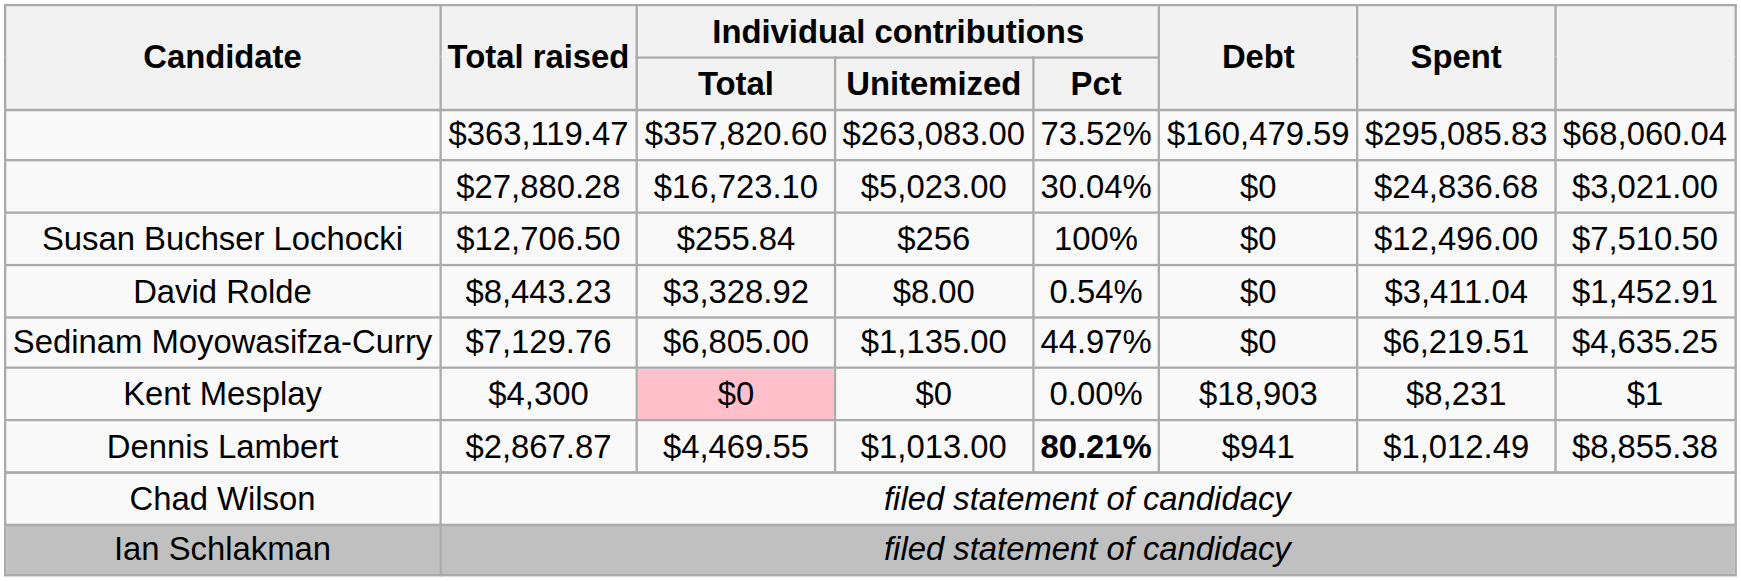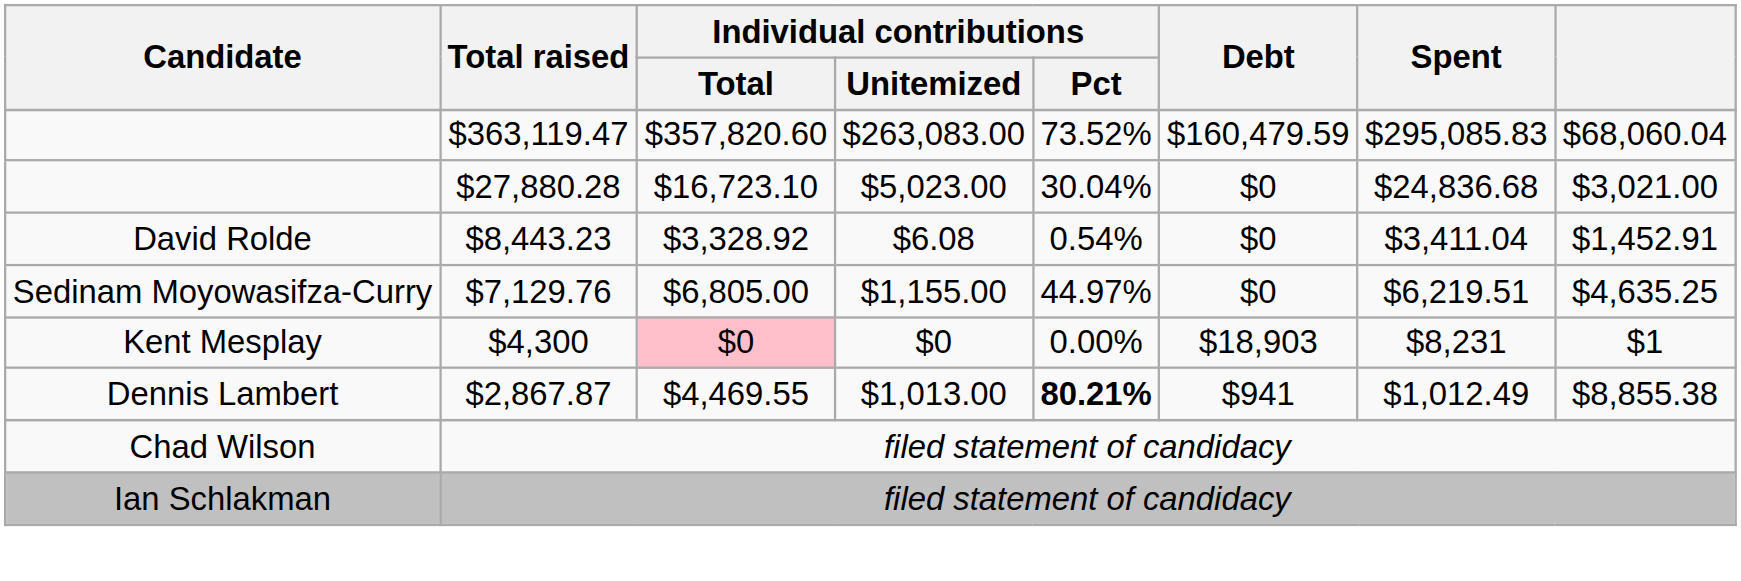- row: (223, 239)
(934, 291) $8.00 -> (934, 239) $6.08
(934, 343) $1,135.00 -> (934, 291) $1,155.00
